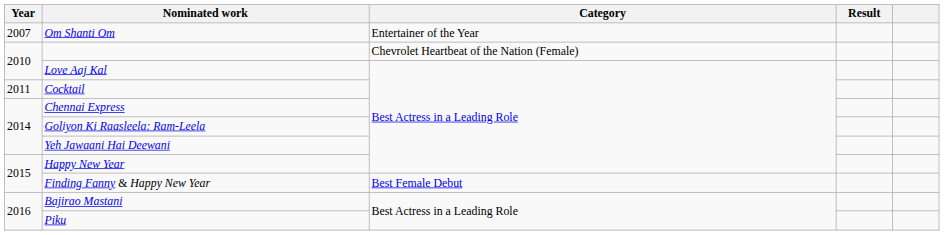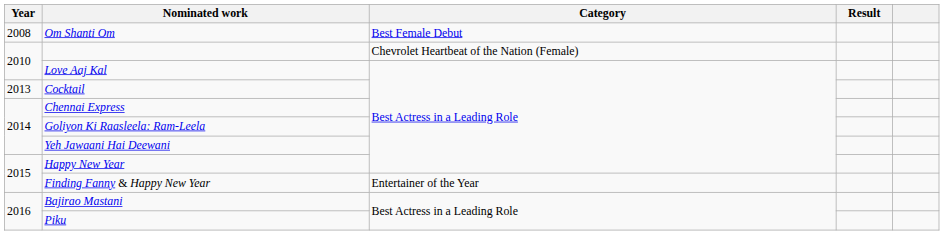(19, 32) 2007 -> (19, 32) 2008
(425, 32) Entertainer of the Year -> (417, 32) Best Female Debut
(19, 88) 2011 -> (19, 88) 2013
(417, 182) Best Female Debut -> (425, 182) Entertainer of the Year
